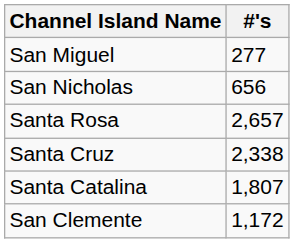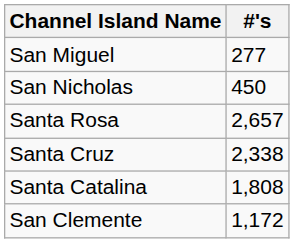(249, 87) 656 -> (249, 87) 450
(257, 187) 1,807 -> (257, 187) 1,808
